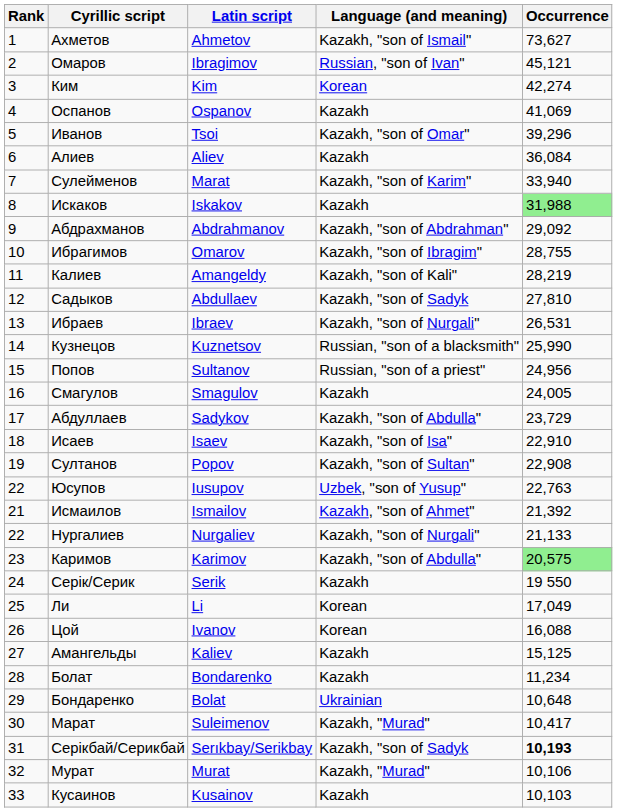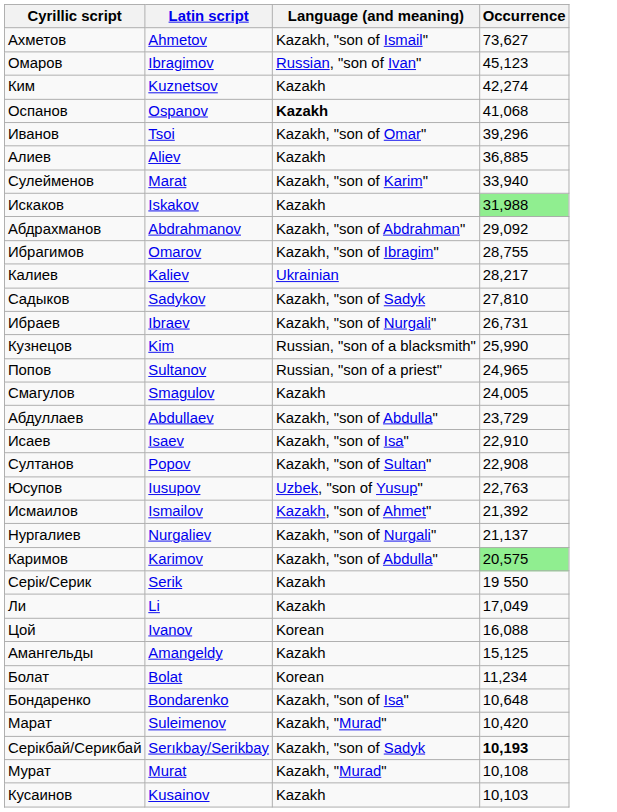- column: (26, 16)
(549, 63) 45,121 -> (506, 63) 45,123
(204, 87) Kim -> (183, 87) Kuznetsov
(343, 87) Korean -> (301, 87) Kazakh
(344, 110) normal -> (302, 110) bold
(549, 110) 41,069 -> (506, 110) 41,068
(549, 157) 36,084 -> (506, 157) 36,885
(229, 275) Amangeldy -> (169, 275) Kaliev
(388, 275) Kazakh, "son of Kali" -> (307, 275) Ukrainian
(549, 275) 28,219 -> (506, 275) 28,217
(224, 299) Abdullaev -> (177, 299) Sadykov
(549, 323) 26,531 -> (506, 323) 26,731
(226, 346) Kuznetsov -> (161, 346) Kim
(549, 370) 24,956 -> (506, 370) 24,965
(220, 417) Sadykov -> (181, 417) Abdullaev
(549, 535) 21,133 -> (506, 535) 21,137
(343, 606) Korean -> (301, 606) Kazakh
(212, 653) Kaliev -> (186, 653) Amangeldy
(232, 677) Bondarenko -> (165, 677) Bolat
(344, 677) Kazakh -> (300, 677) Korean
(209, 700) Bolat -> (188, 700) Bondarenko
(351, 700) Ukrainian -> (342, 700) Kazakh, "son of Isa"
(549, 724) 10,417 -> (506, 724) 10,420
(549, 771) 10,106 -> (506, 771) 10,108
